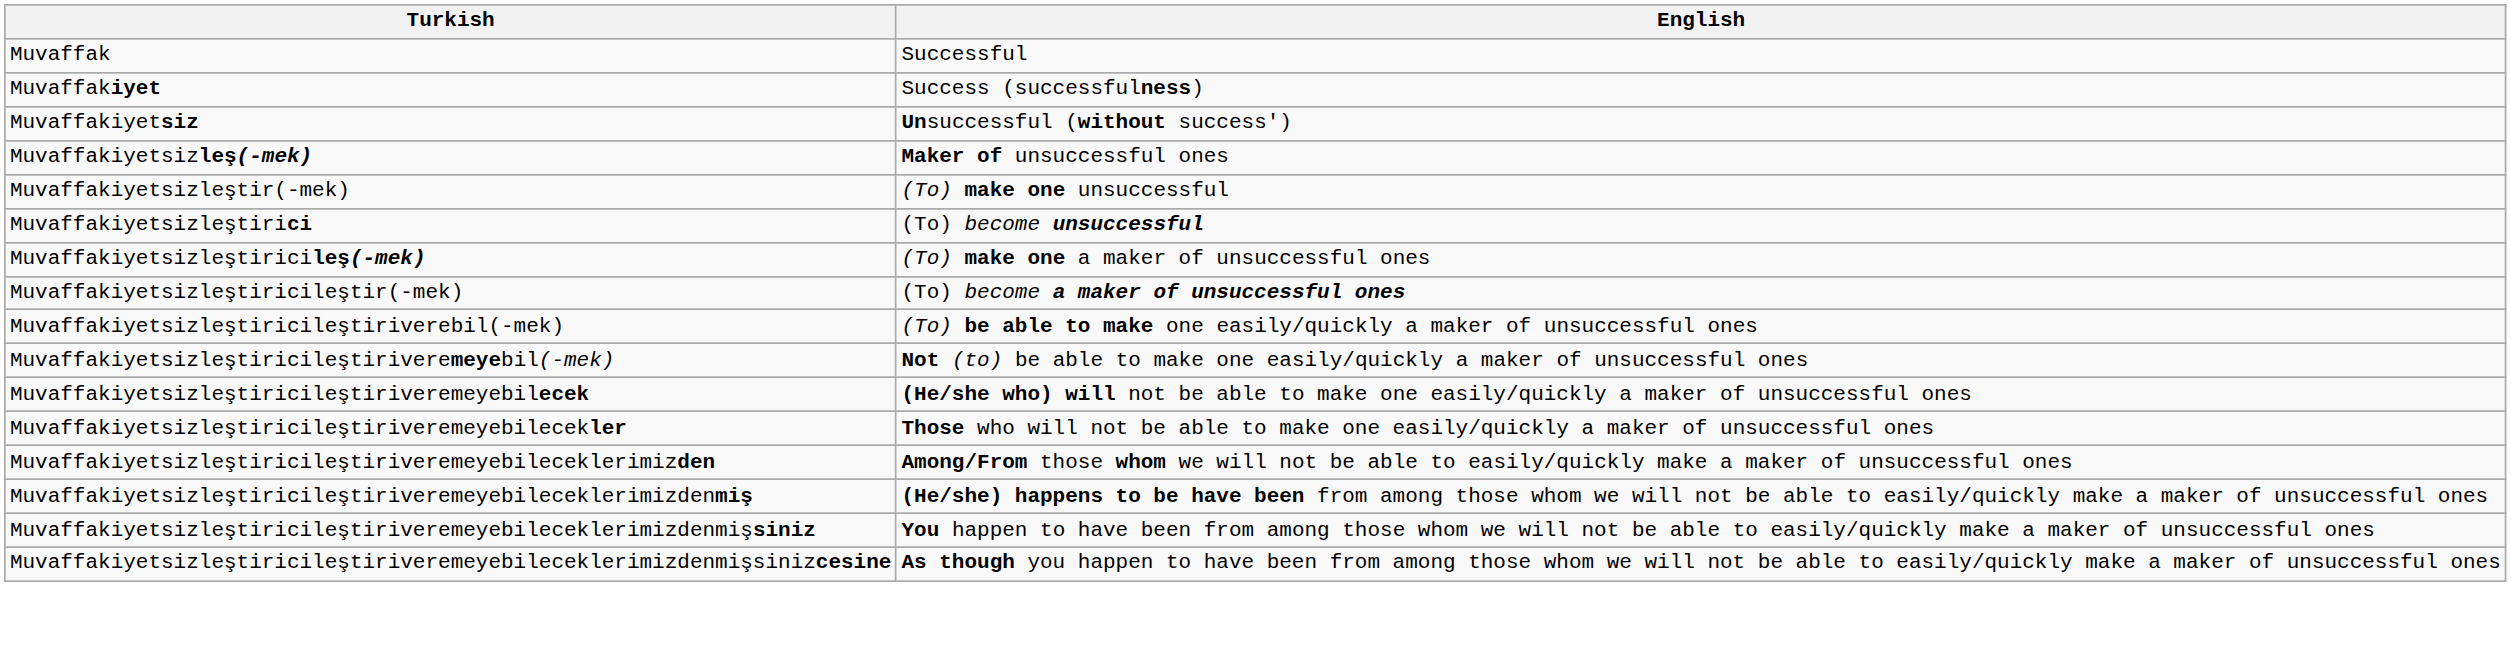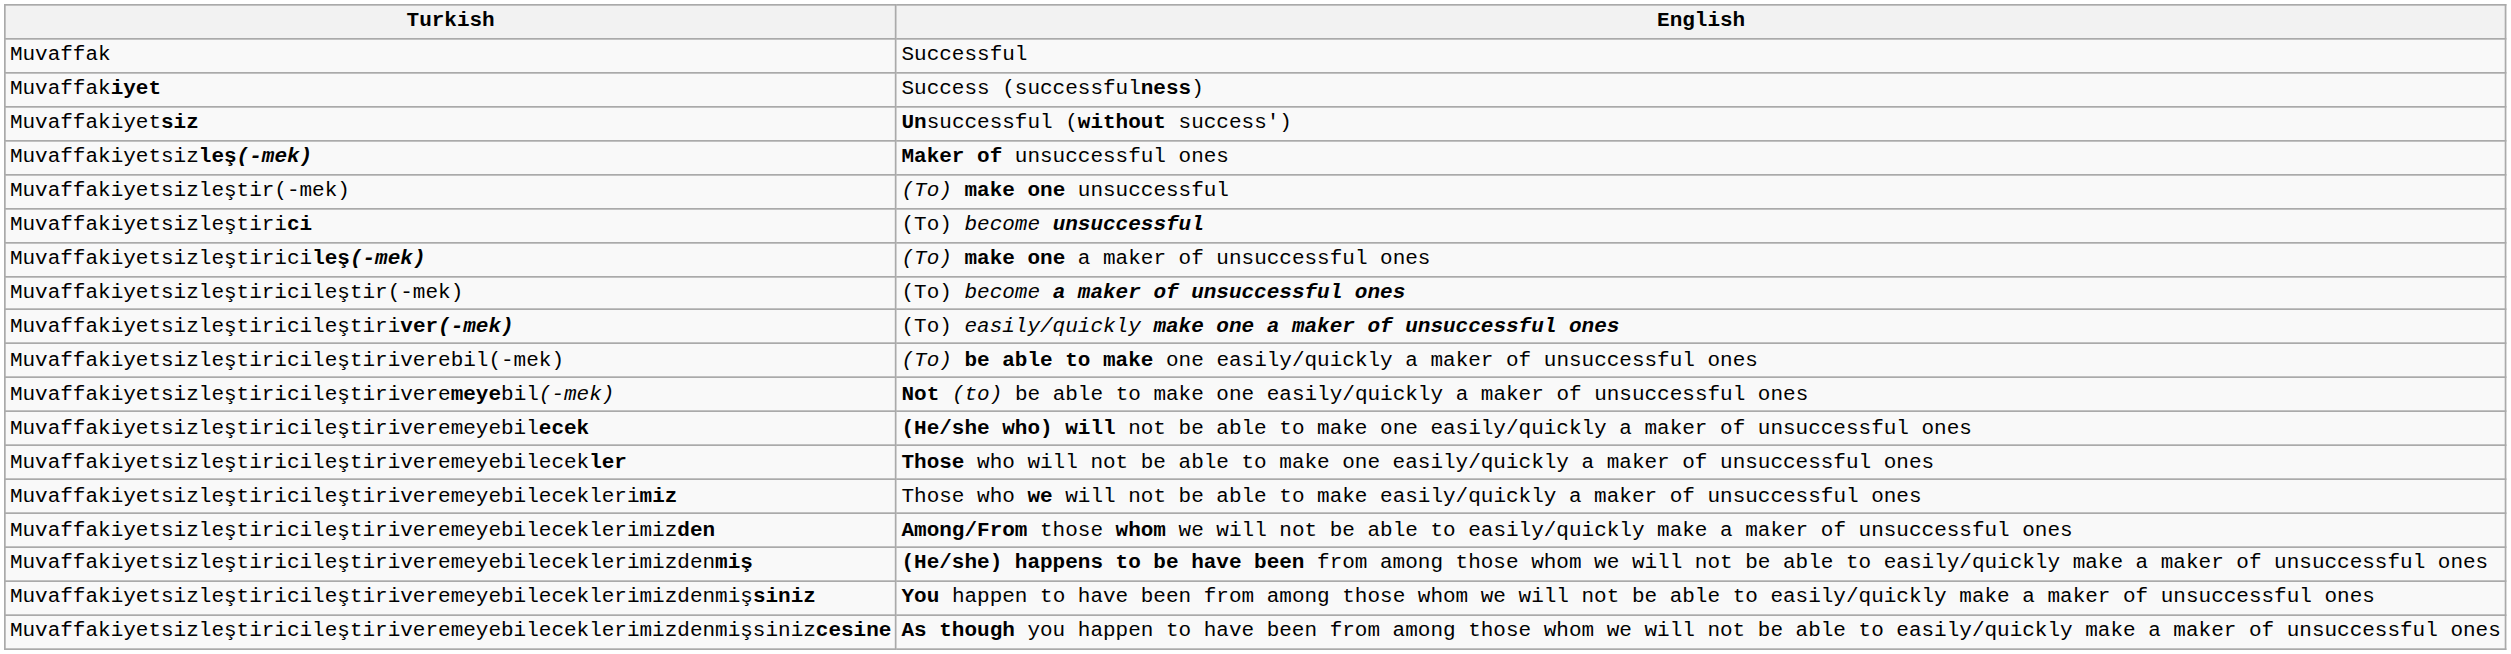+ row: (262, 327)
+ row: (344, 497)
